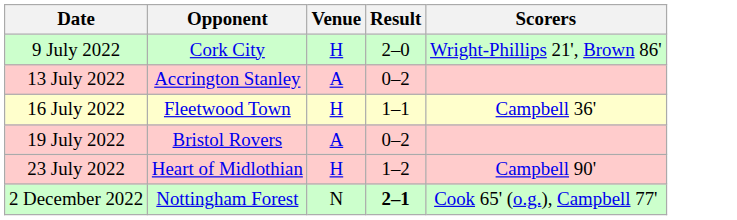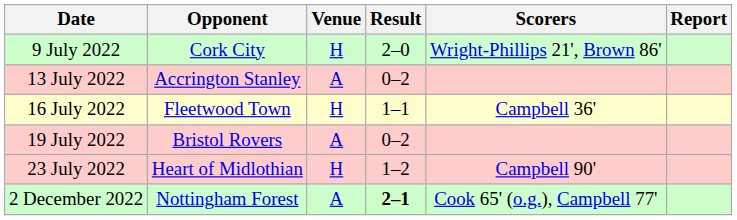+ column: (699, 19)
(336, 199) N -> (336, 199) A
